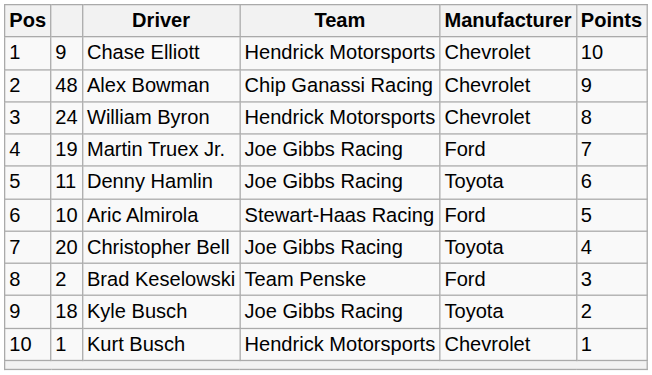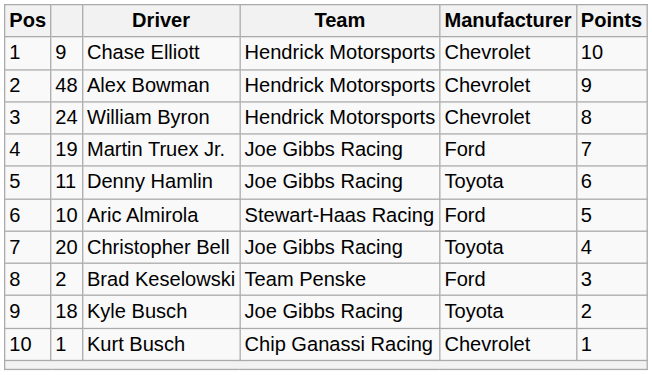(339, 84) Chip Ganassi Racing -> (340, 84) Hendrick Motorsports
(340, 343) Hendrick Motorsports -> (339, 343) Chip Ganassi Racing
